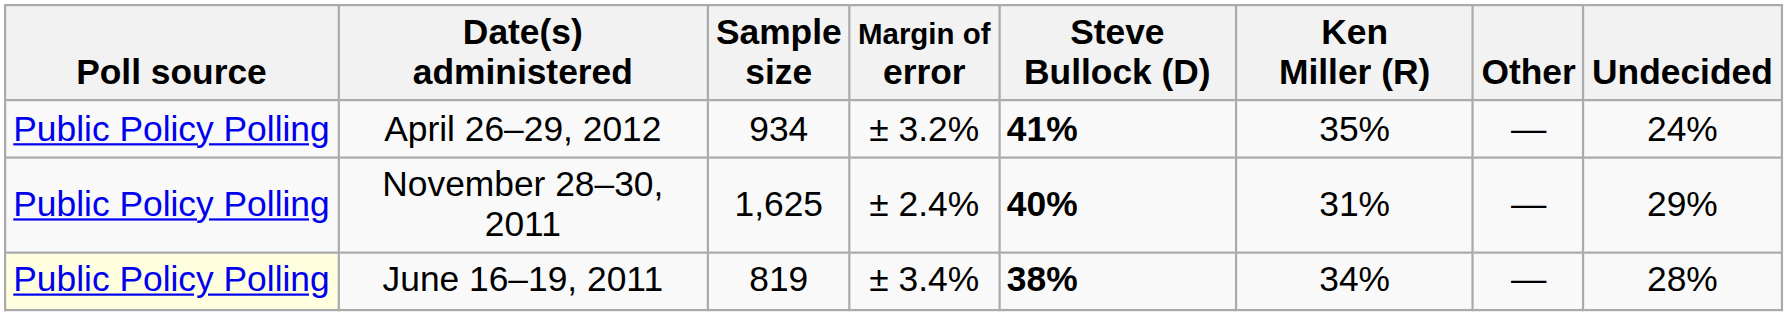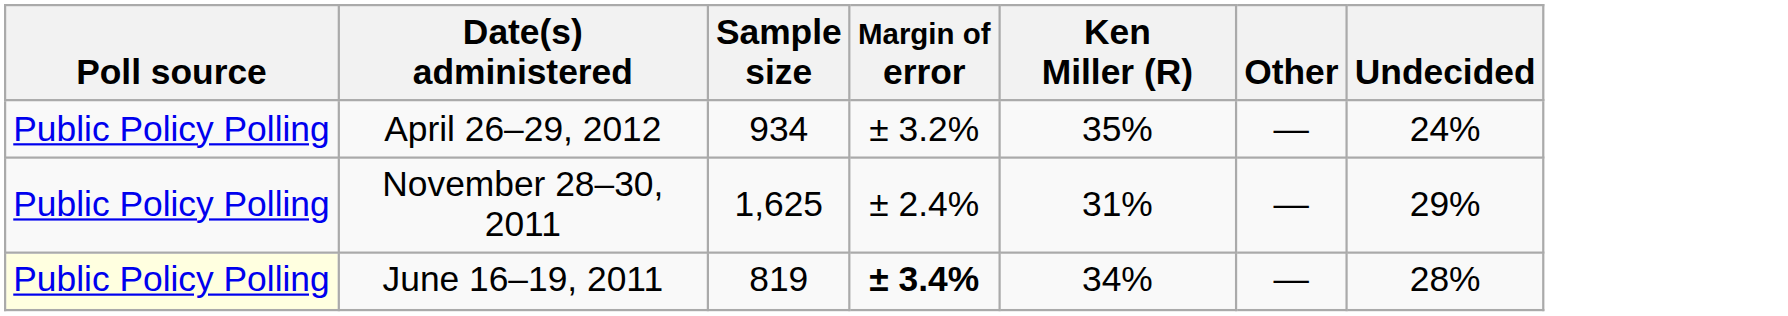- column: (1117, 52)
(924, 280) normal -> (924, 280) bold
